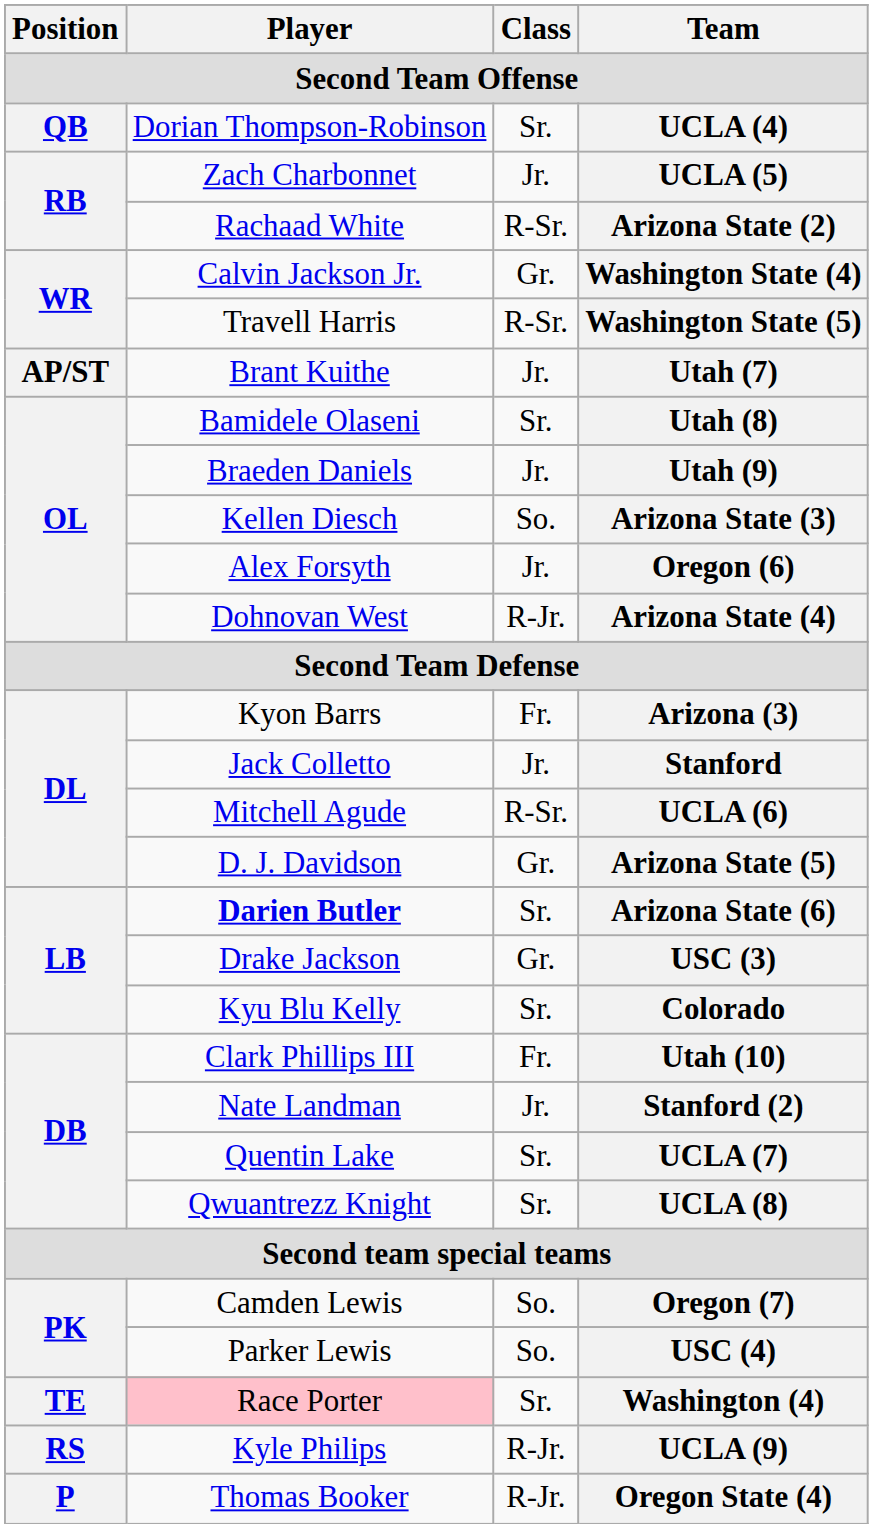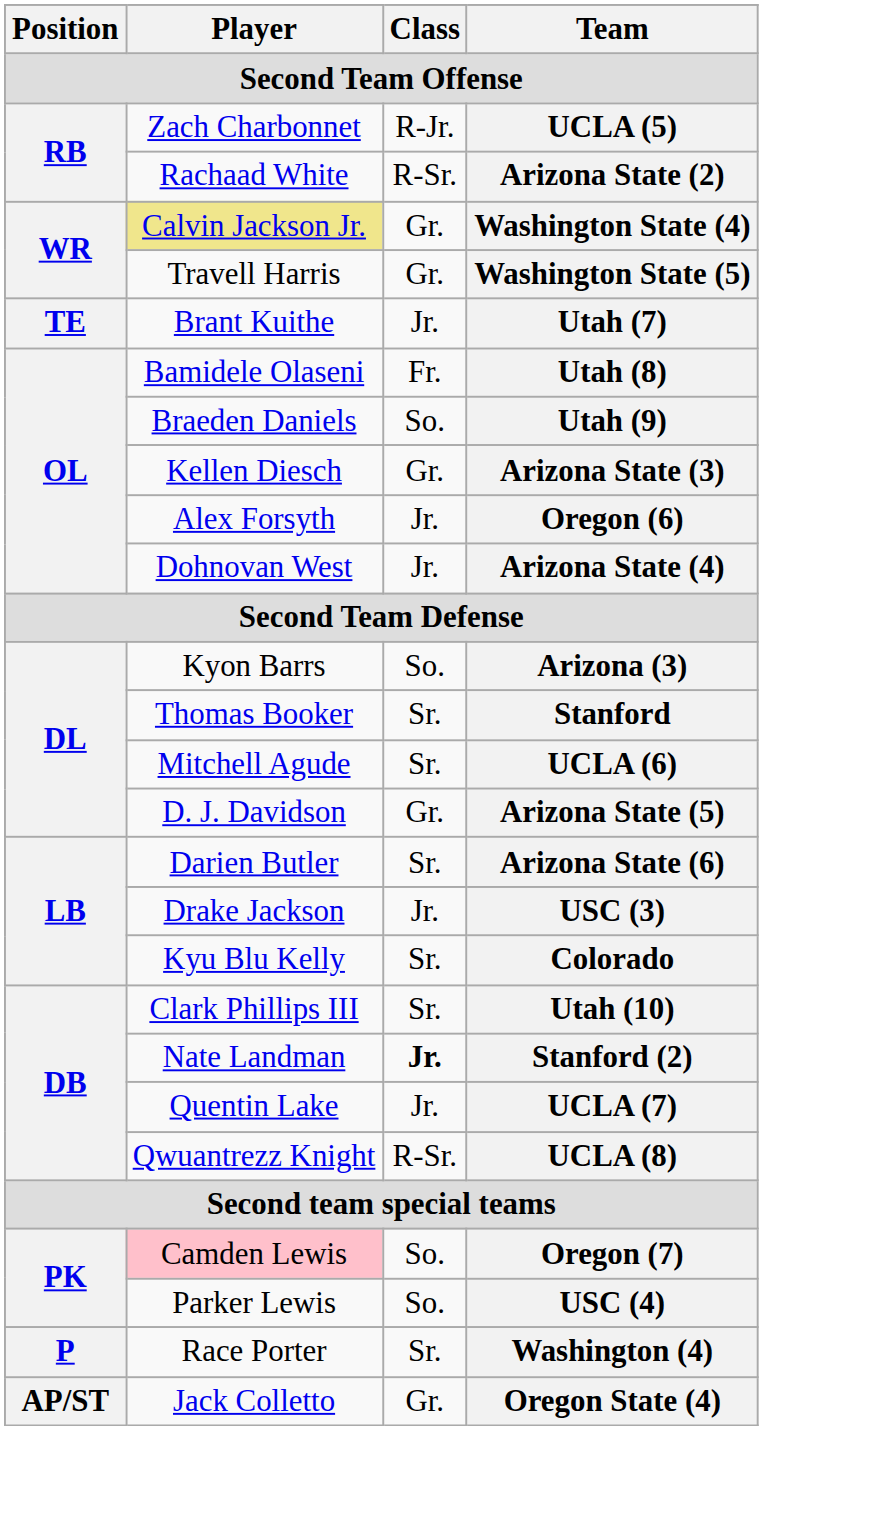- row: (723, 126)
(536, 175) Jr. -> (425, 126) R-Jr.
(310, 273) no background -> (254, 224) khaki background
(536, 322) R-Sr. -> (425, 273) Gr.
(65, 371) AP/ST -> (65, 322) TE
(536, 420) Sr. -> (425, 371) Fr.
(536, 469) Jr. -> (425, 420) So.
(536, 518) So. -> (425, 469) Gr.
(536, 616) R-Jr. -> (425, 567) Jr.
(536, 714) Fr. -> (425, 665) So.
(310, 763) Jack Colletto -> (254, 714) Thomas Booker
(536, 763) Jr. -> (425, 714) Sr.
(536, 812) R-Sr. -> (425, 763) Sr.
(310, 910) bold -> (254, 861) normal
(536, 959) Gr. -> (425, 910) Jr.
(536, 1057) Fr. -> (425, 1008) Sr.
(536, 1106) normal -> (425, 1057) bold
(536, 1155) Sr. -> (425, 1106) Jr.
(536, 1204) Sr. -> (425, 1155) R-Sr.
(310, 1302) no background -> (254, 1253) pink background
(65, 1400) TE -> (65, 1351) P
(310, 1400) pink background -> (254, 1351) no background
- row: (723, 1449)
(65, 1498) P -> (65, 1400) AP/ST
(310, 1498) Thomas Booker -> (254, 1400) Jack Colletto
(536, 1498) R-Jr. -> (425, 1400) Gr.
